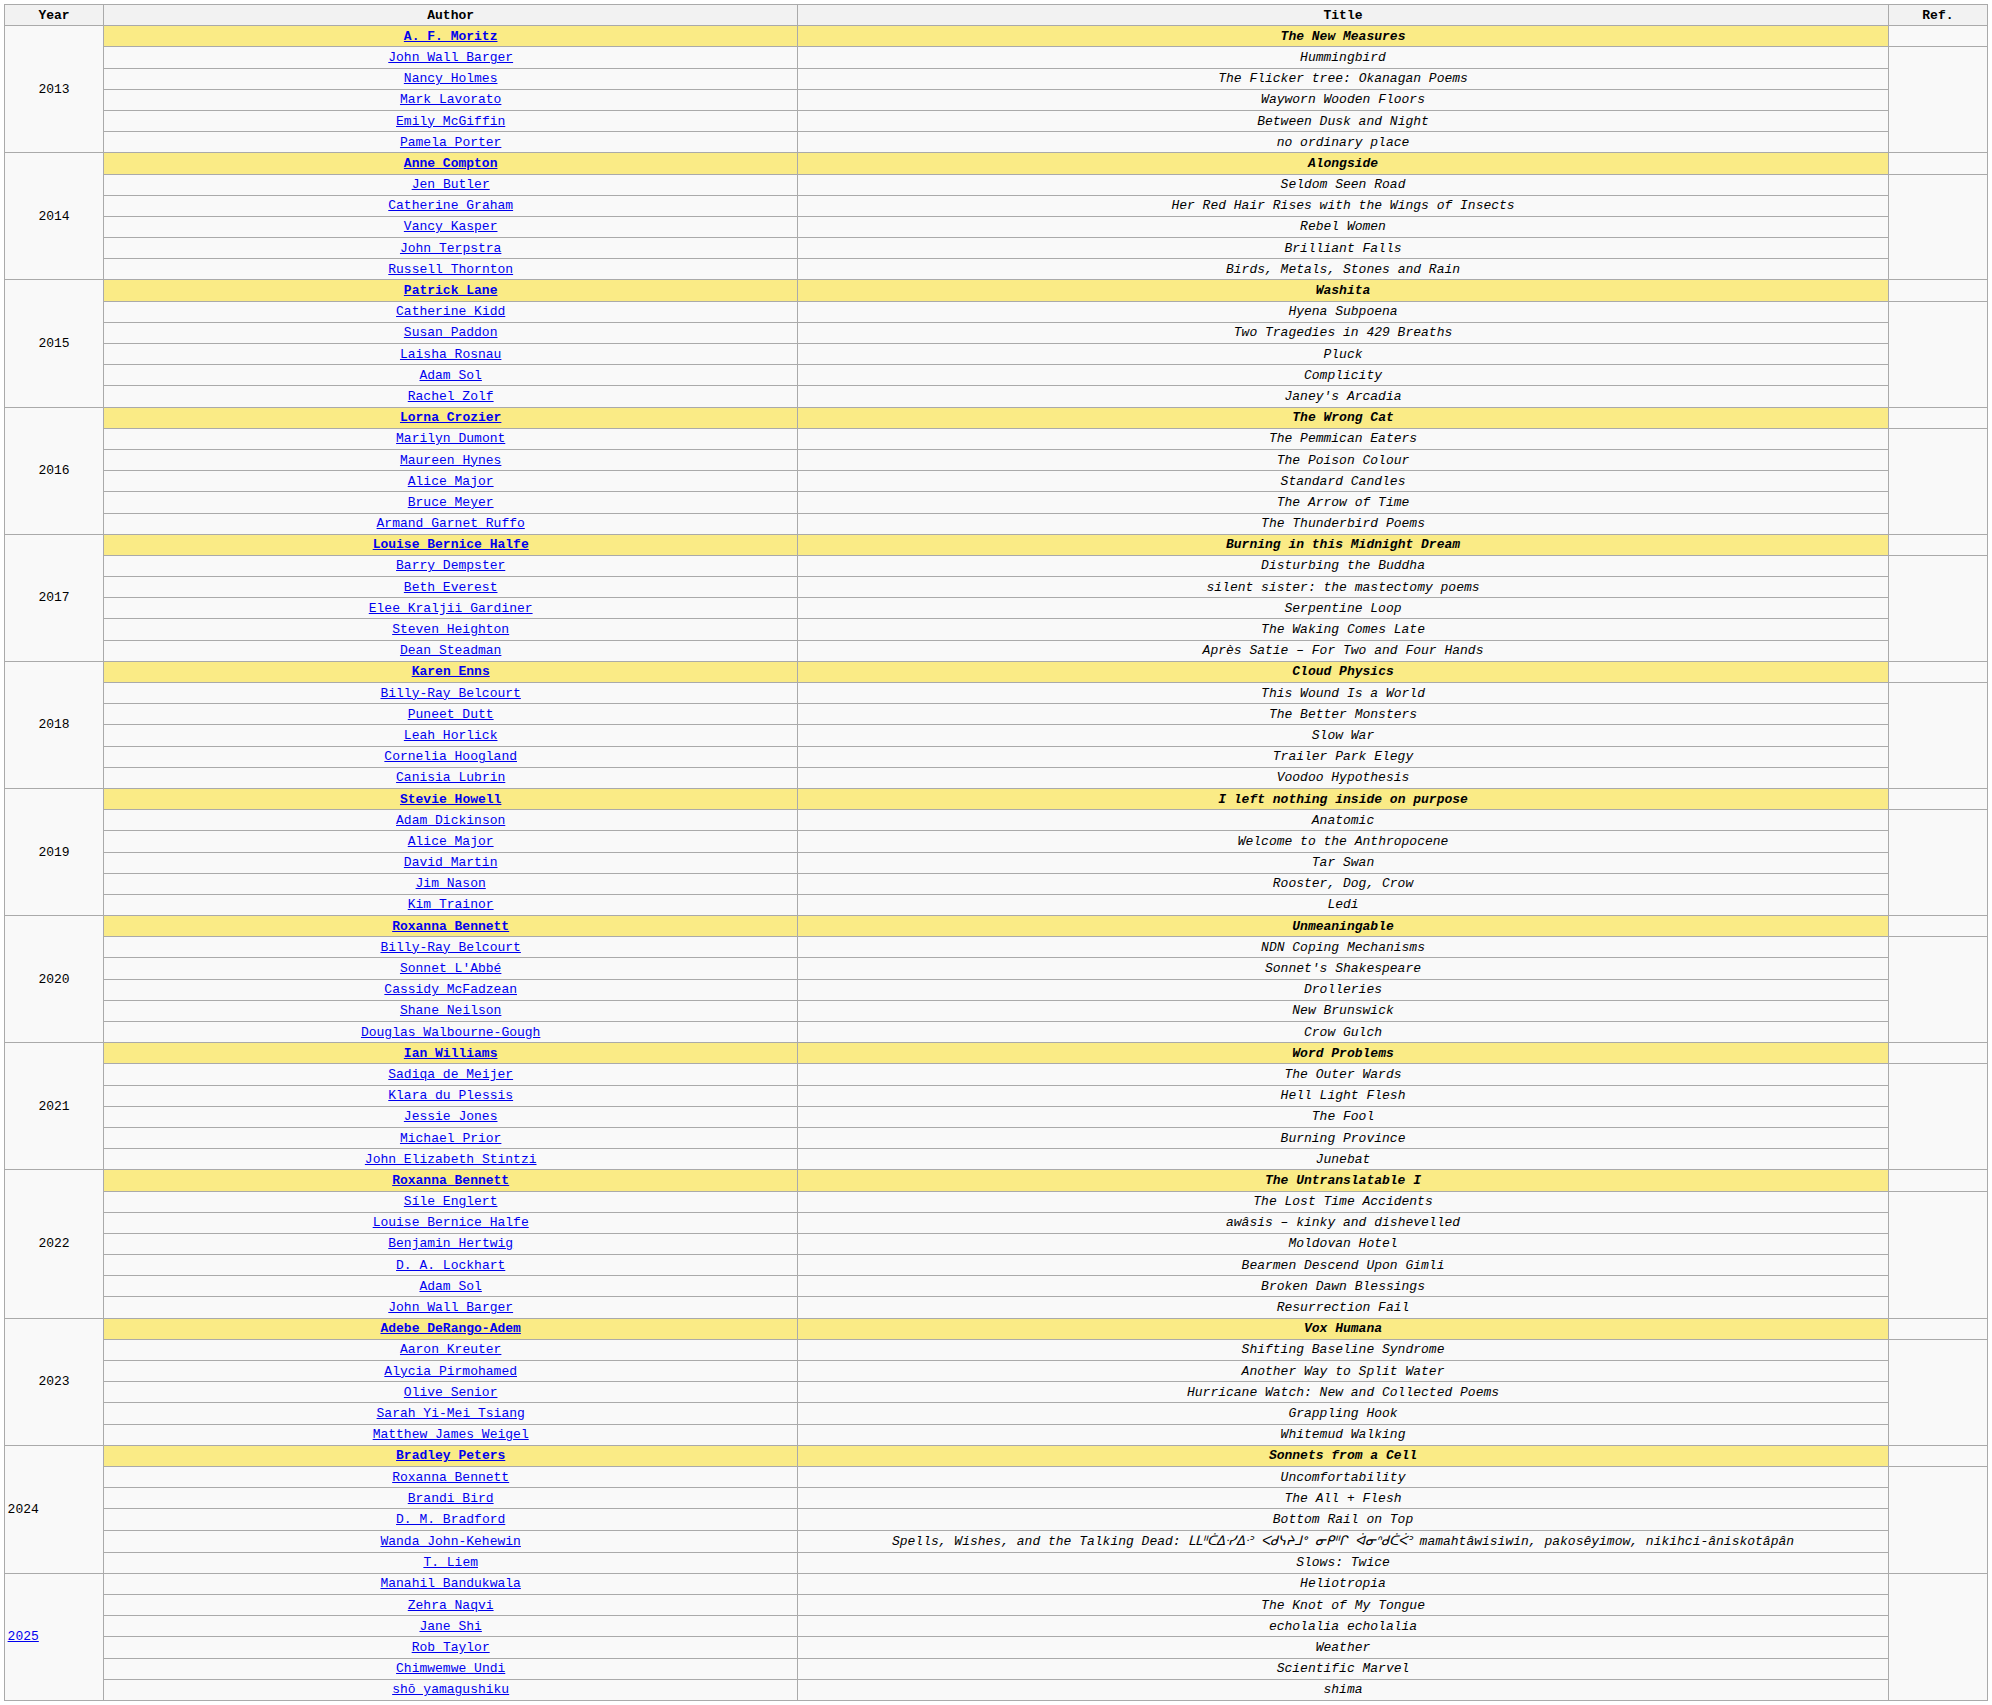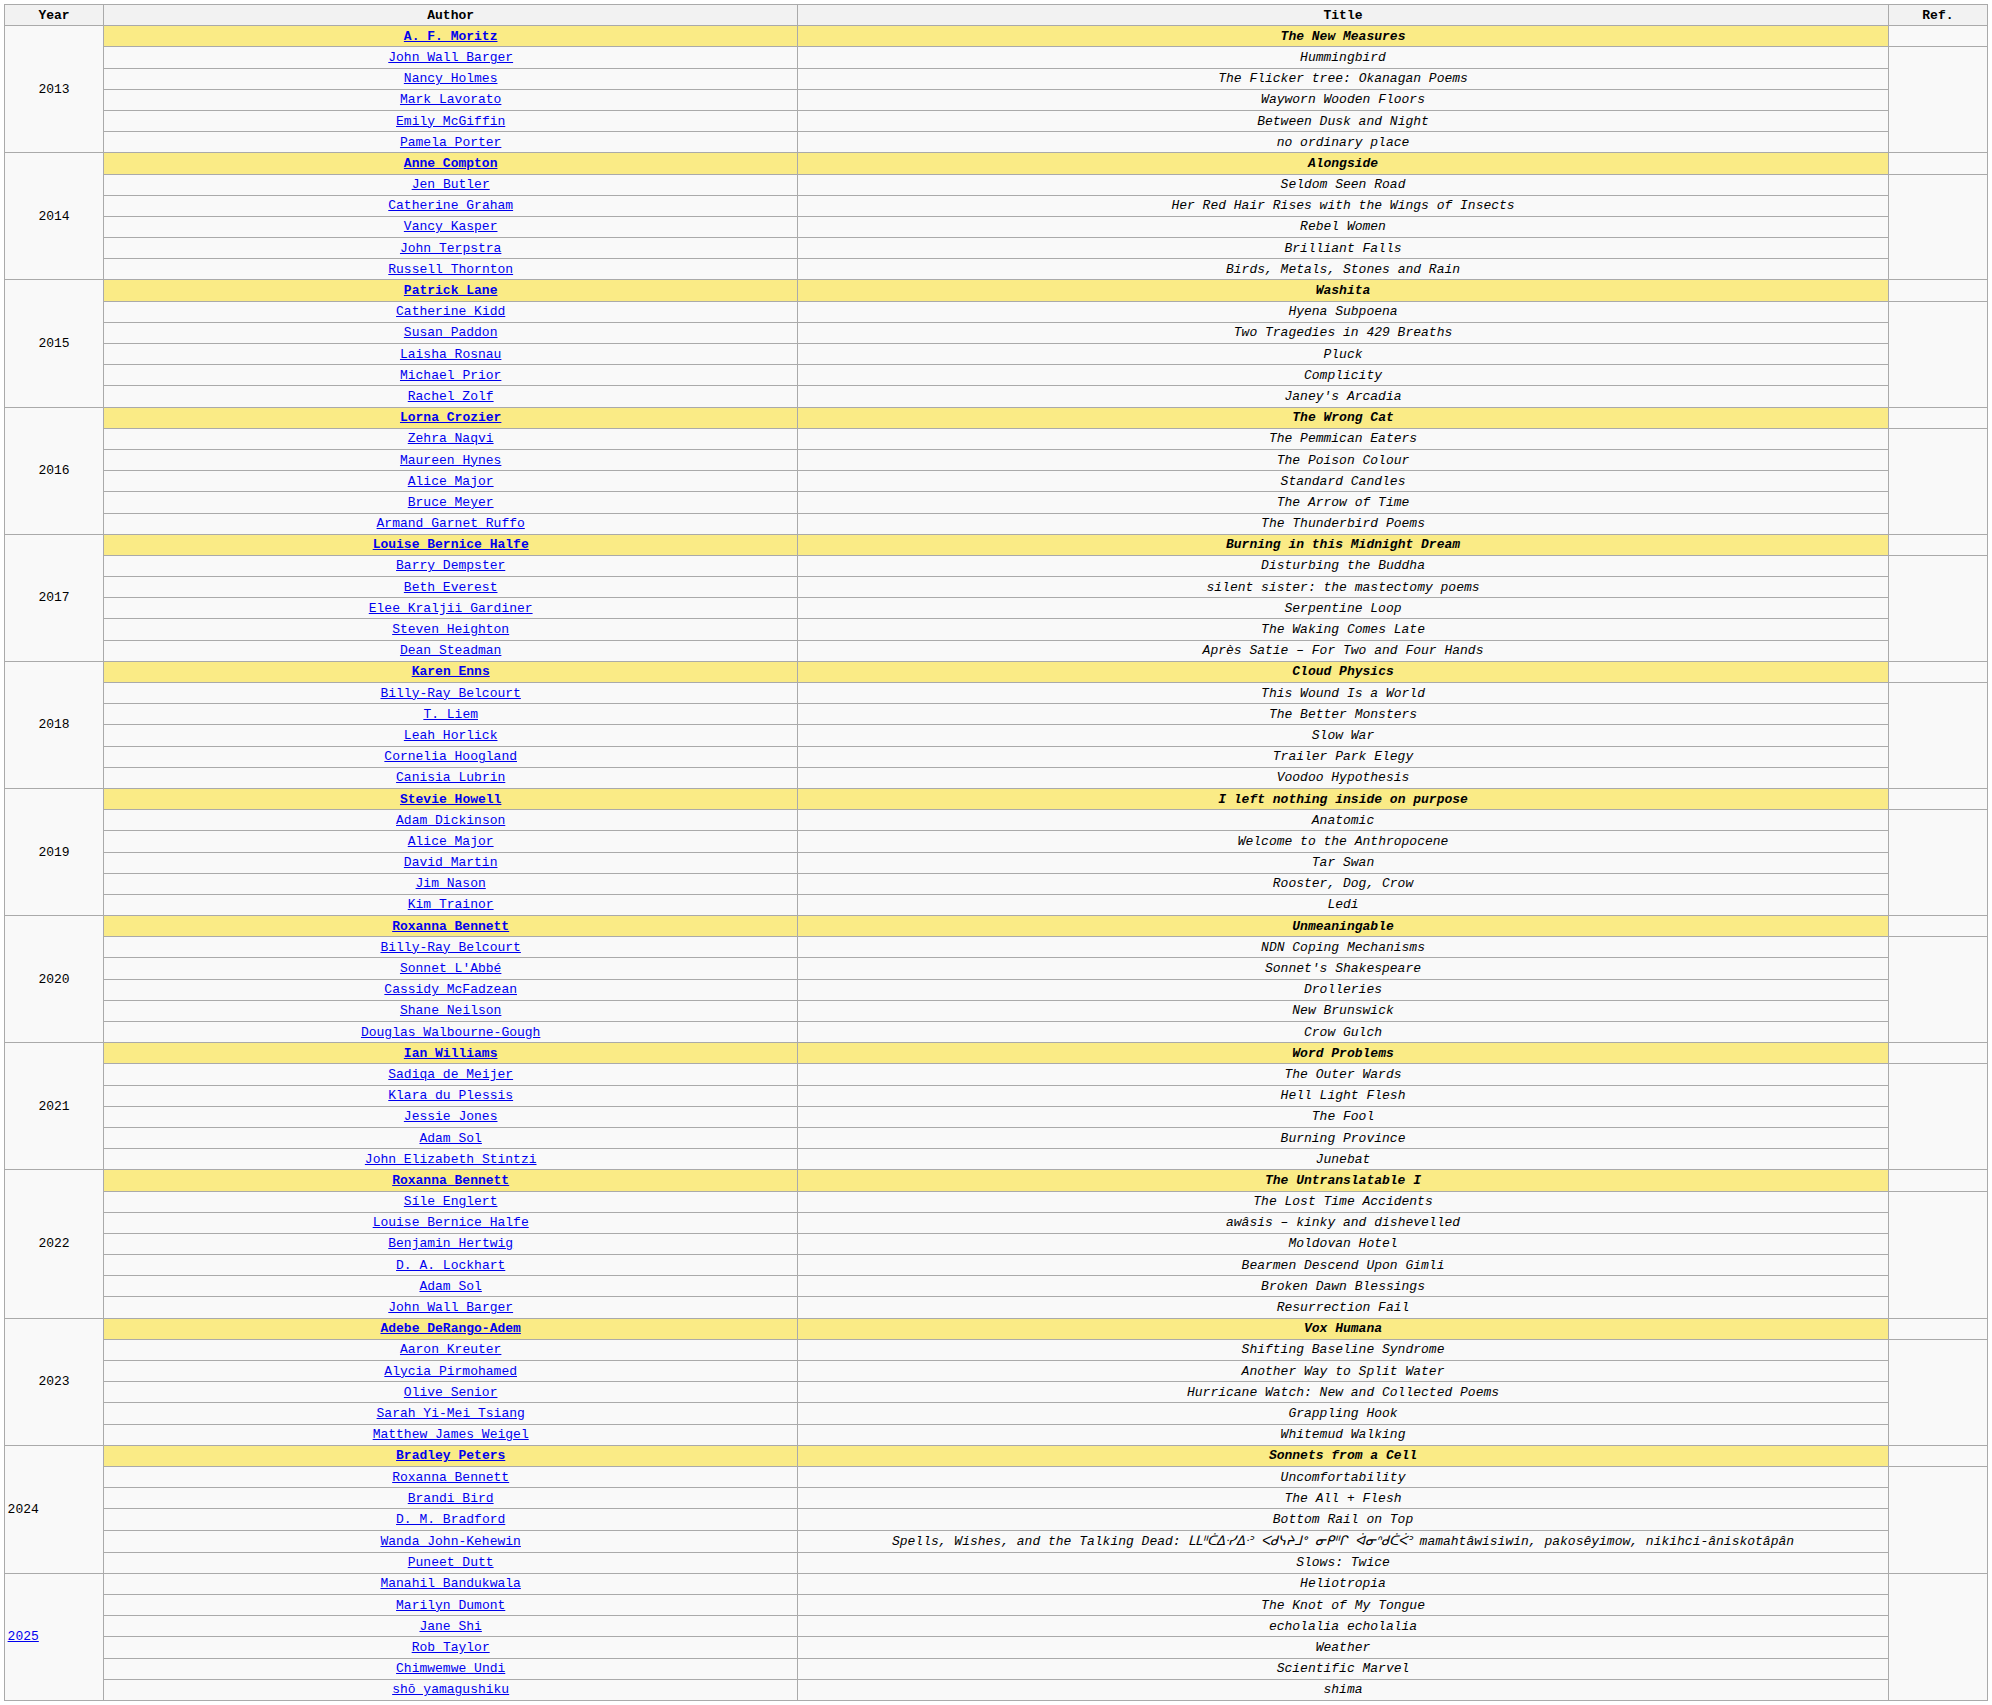(451, 375) Adam Sol -> (451, 375) Michael Prior
(451, 439) Marilyn Dumont -> (451, 439) Zehra Naqvi
(451, 714) Puneet Dutt -> (451, 714) T. Liem
(451, 1138) Michael Prior -> (451, 1138) Adam Sol
(451, 1563) T. Liem -> (451, 1563) Puneet Dutt
(451, 1605) Zehra Naqvi -> (451, 1605) Marilyn Dumont
